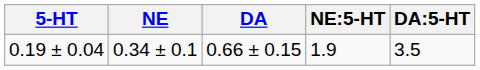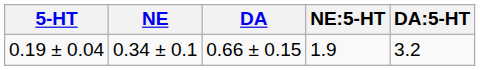(407, 49) 3.5 -> (407, 49) 3.2
